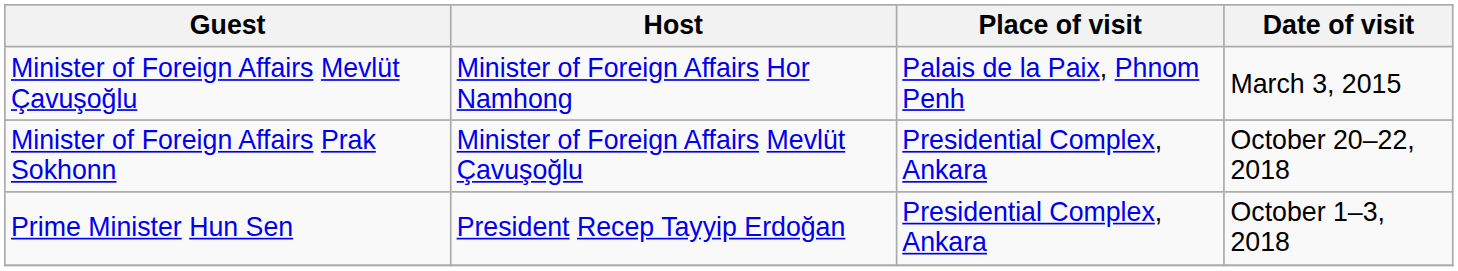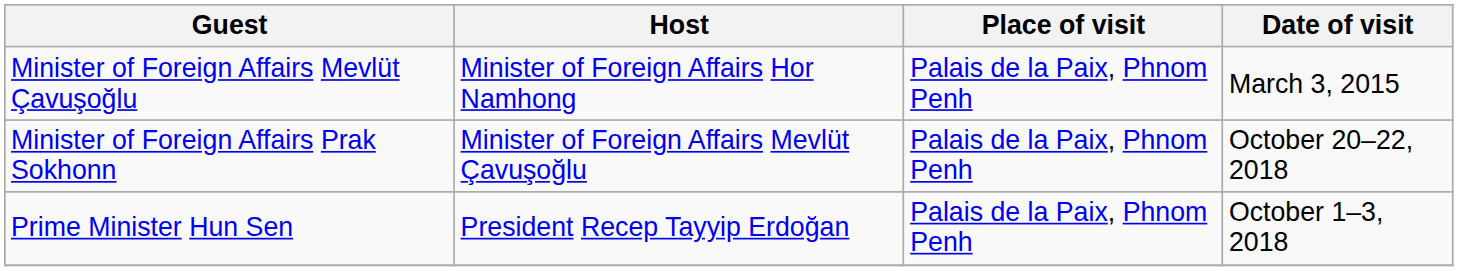(1032, 155) Presidential Complex, Ankara -> (1059, 155) Palais de la Paix, Phnom Penh
(1032, 227) Presidential Complex, Ankara -> (1059, 227) Palais de la Paix, Phnom Penh
